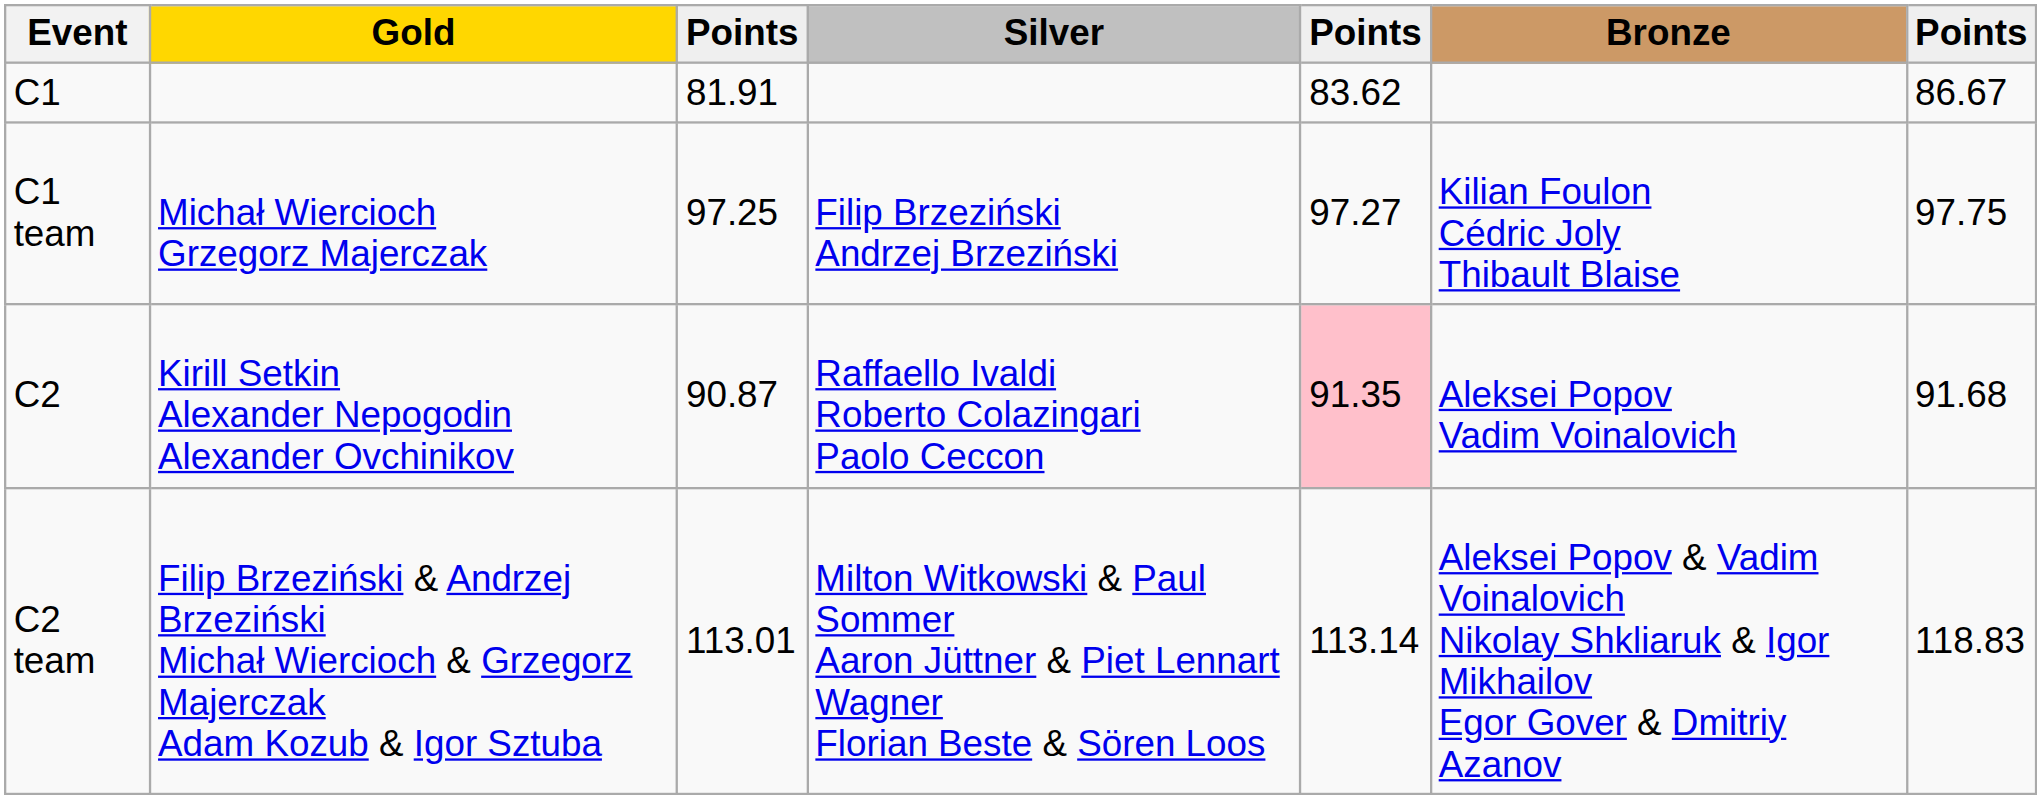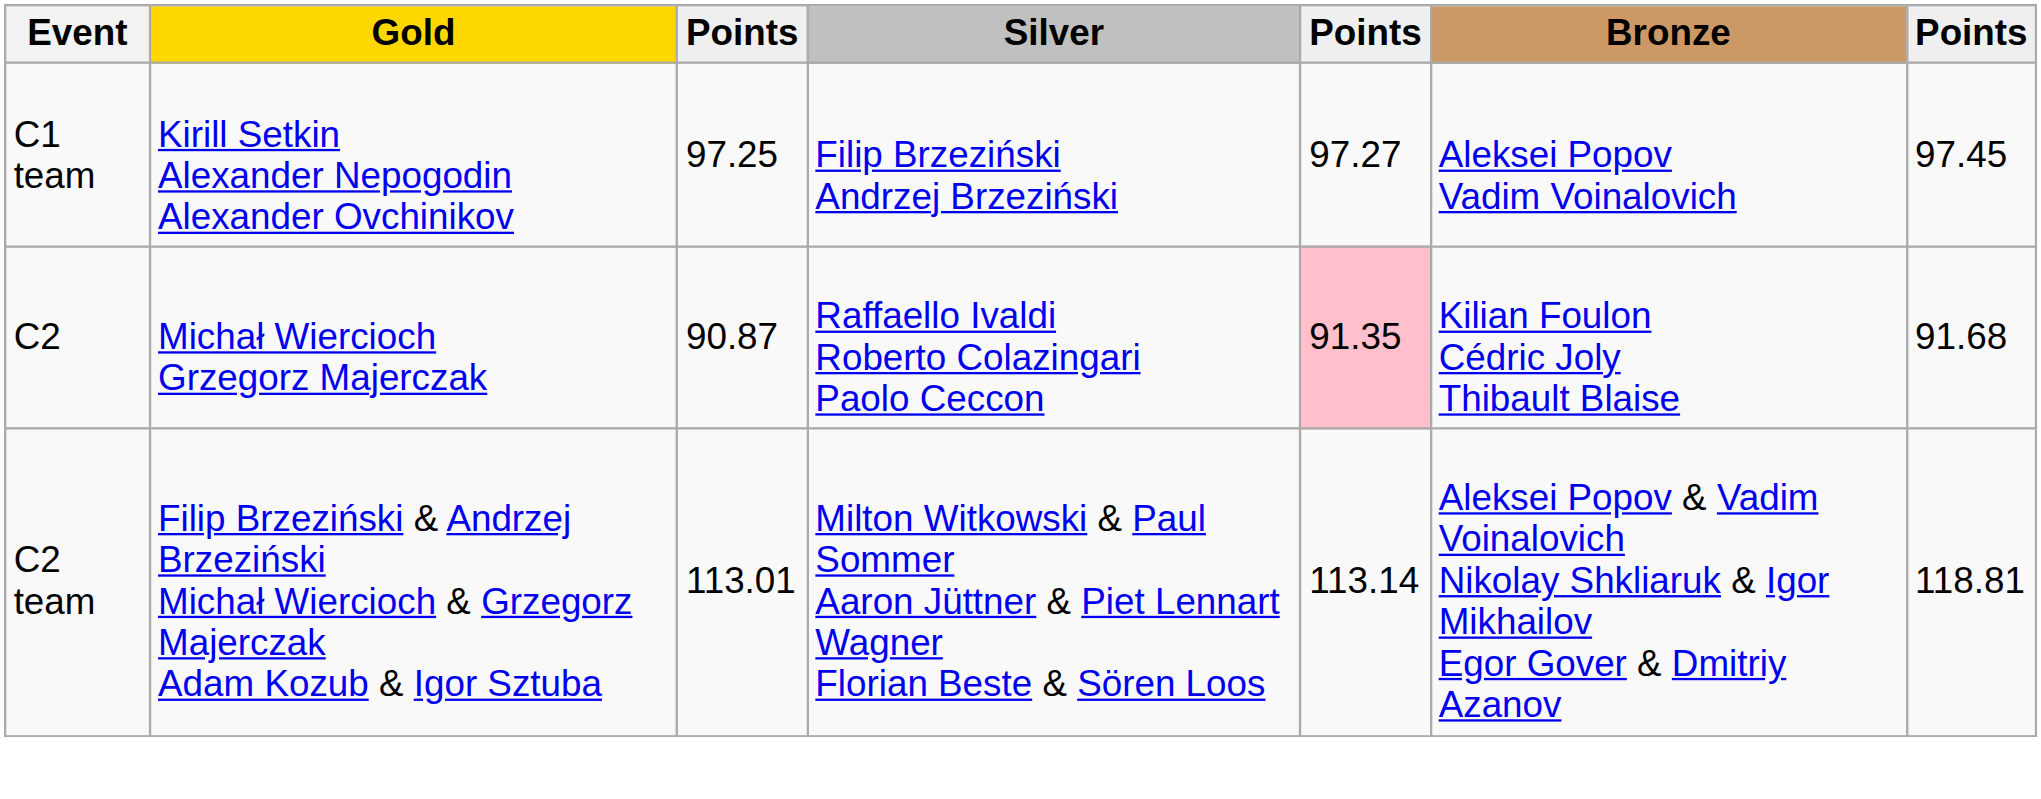- row: (37, 92)
(323, 233) Michał Wiercioch Grzegorz Majerczak -> (336, 174) Kirill Setkin Alexander Nepogodin Alexander Ovchinikov
(1559, 233) Kilian Foulon Cédric Joly Thibault Blaise -> (1588, 174) Aleksei Popov Vadim Voinalovich
(1961, 212) 97.75 -> (1961, 154) 97.45
(336, 415) Kirill Setkin Alexander Nepogodin Alexander Ovchinikov -> (323, 357) Michał Wiercioch Grzegorz Majerczak
(1588, 415) Aleksei Popov Vadim Voinalovich -> (1559, 357) Kilian Foulon Cédric Joly Thibault Blaise
(1970, 639) 118.83 -> (1970, 581) 118.81
